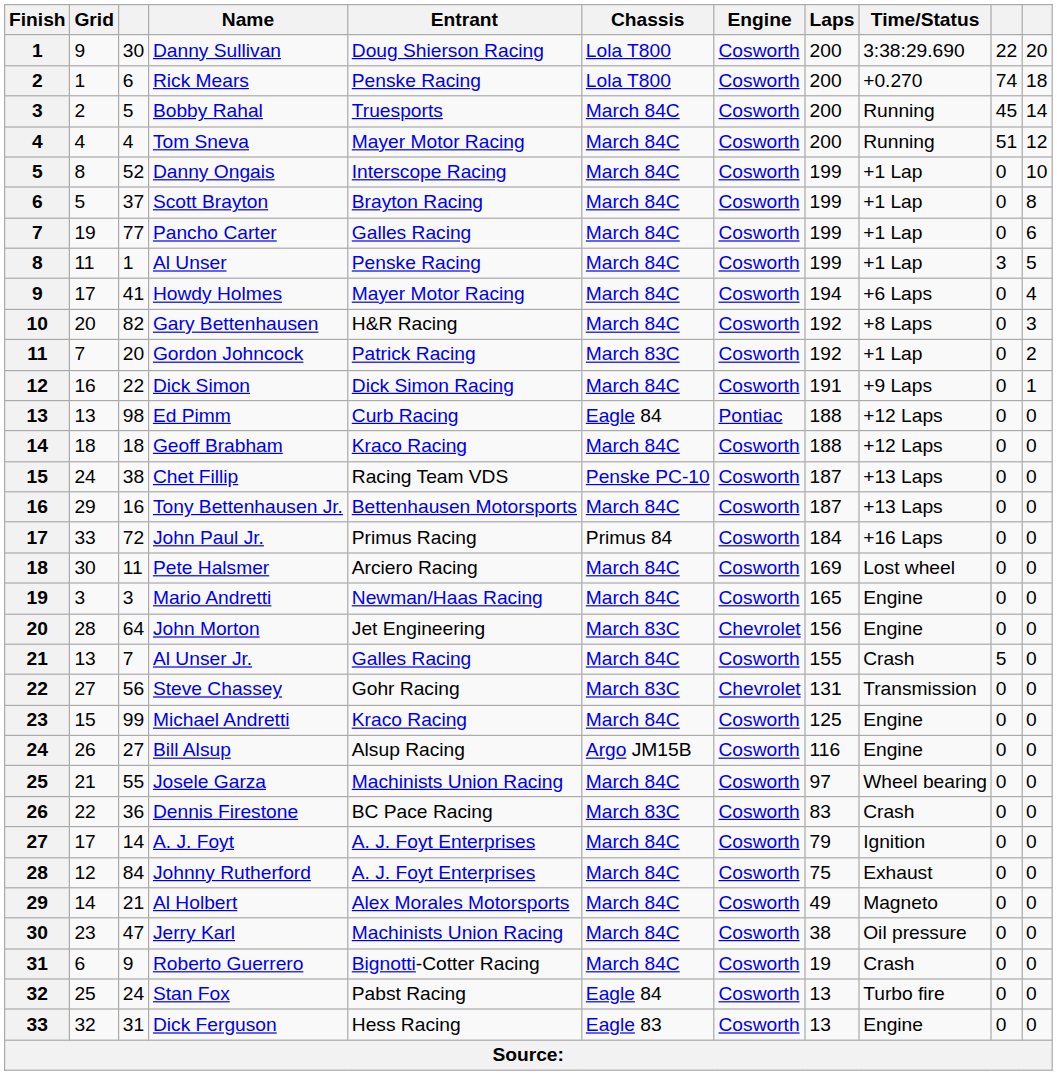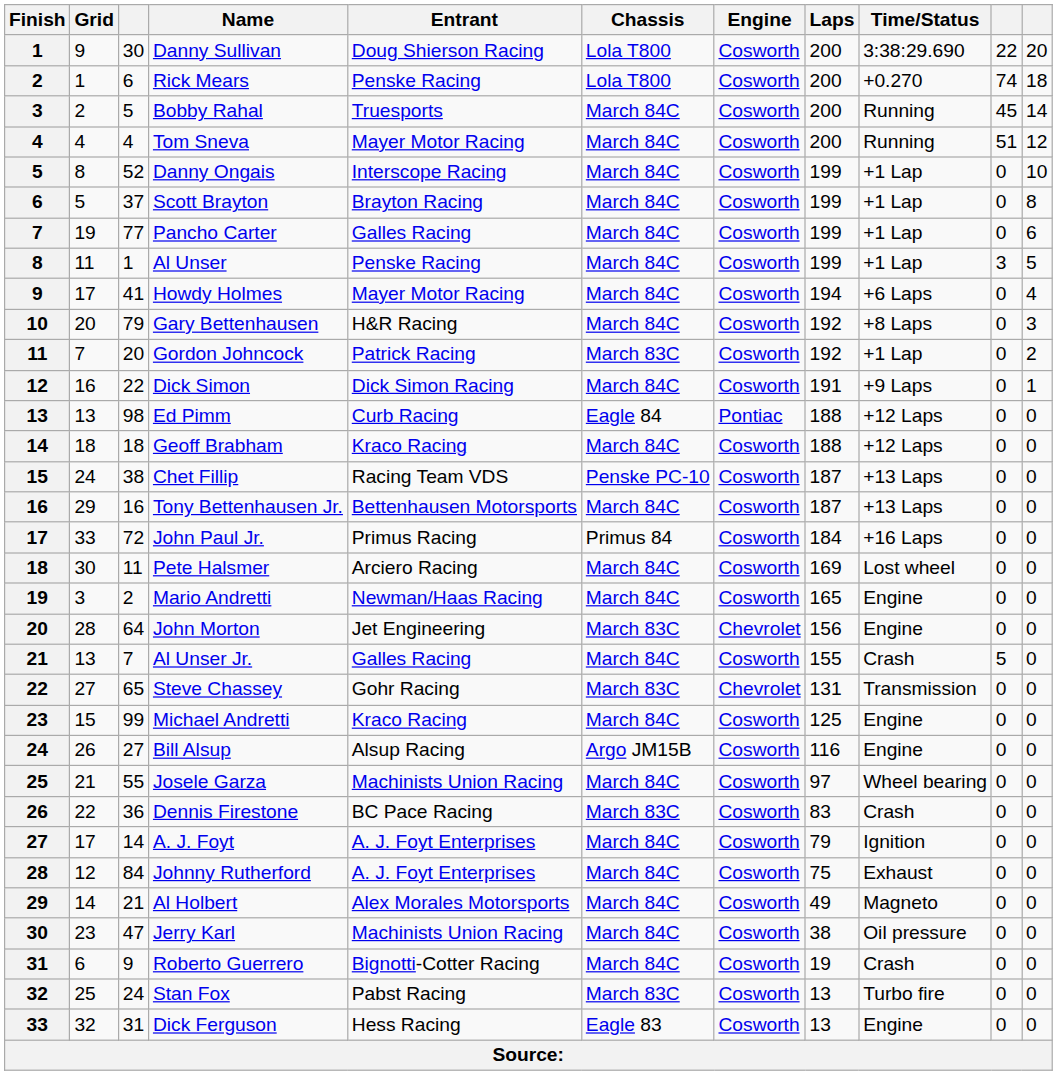(133, 324) 82 -> (133, 324) 79
(128, 598) 3 -> (128, 598) 2
(133, 689) 56 -> (133, 689) 65
(624, 994) Eagle 84 -> (633, 994) March 83C
